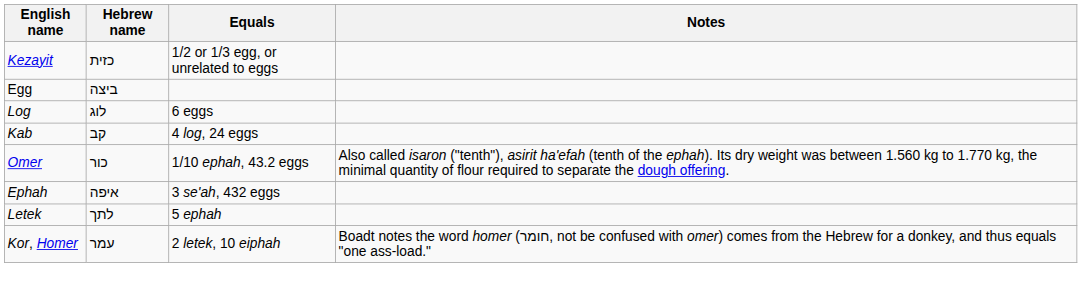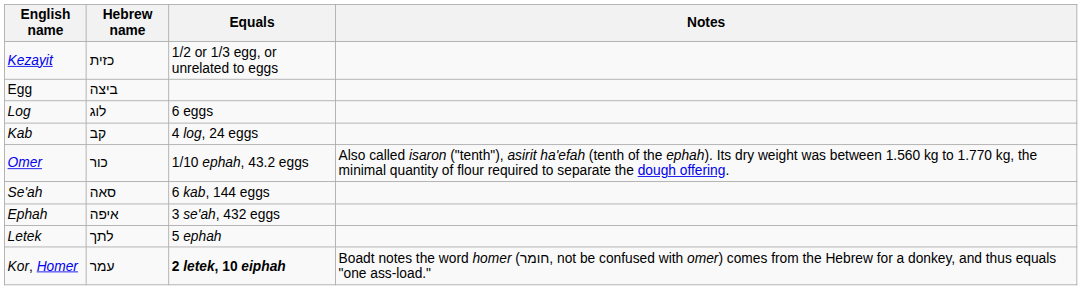+ row: (25, 192)
(226, 244) normal -> (229, 265) bold
